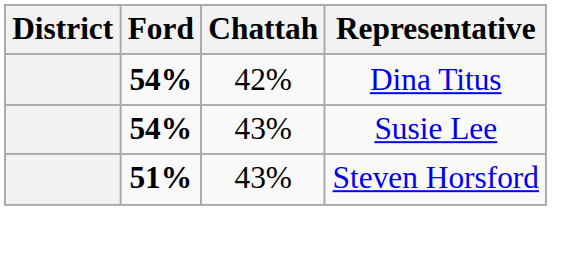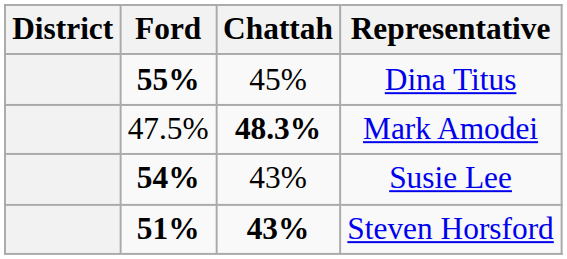(161, 79) 54% -> (168, 79) 55%
(263, 79) 42% -> (278, 79) 45%
+ row: (451, 128)
(263, 178) normal -> (278, 228) bold
